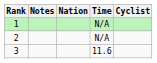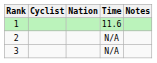columns swapped: (133, 11) <-> (42, 11)
(102, 24) N/A -> (112, 24) 11.6
(102, 51) 11.6 -> (112, 51) N/A
